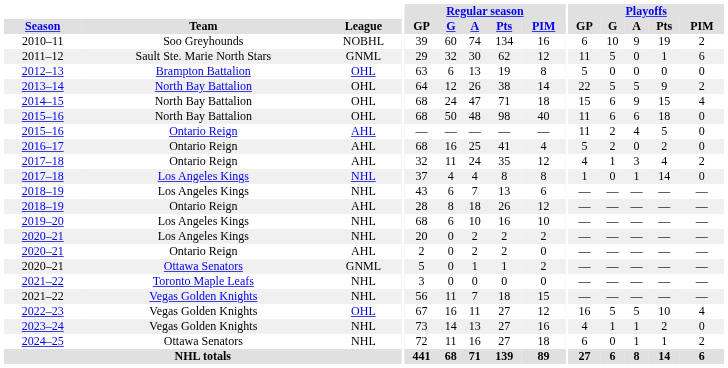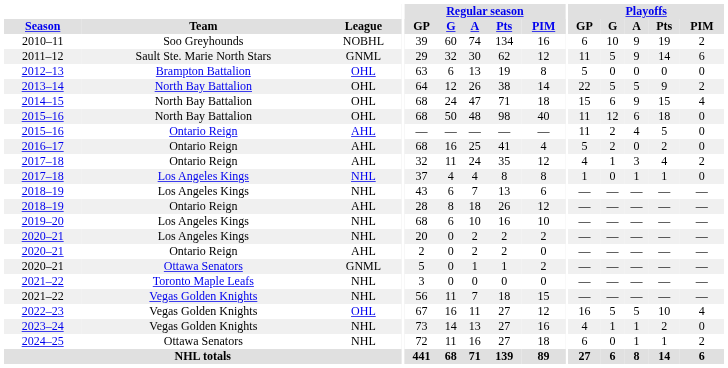(637, 56) 0 -> (637, 56) 9
(664, 56) 1 -> (664, 56) 14
(613, 116) 6 -> (613, 116) 12
(664, 176) 14 -> (664, 176) 1
